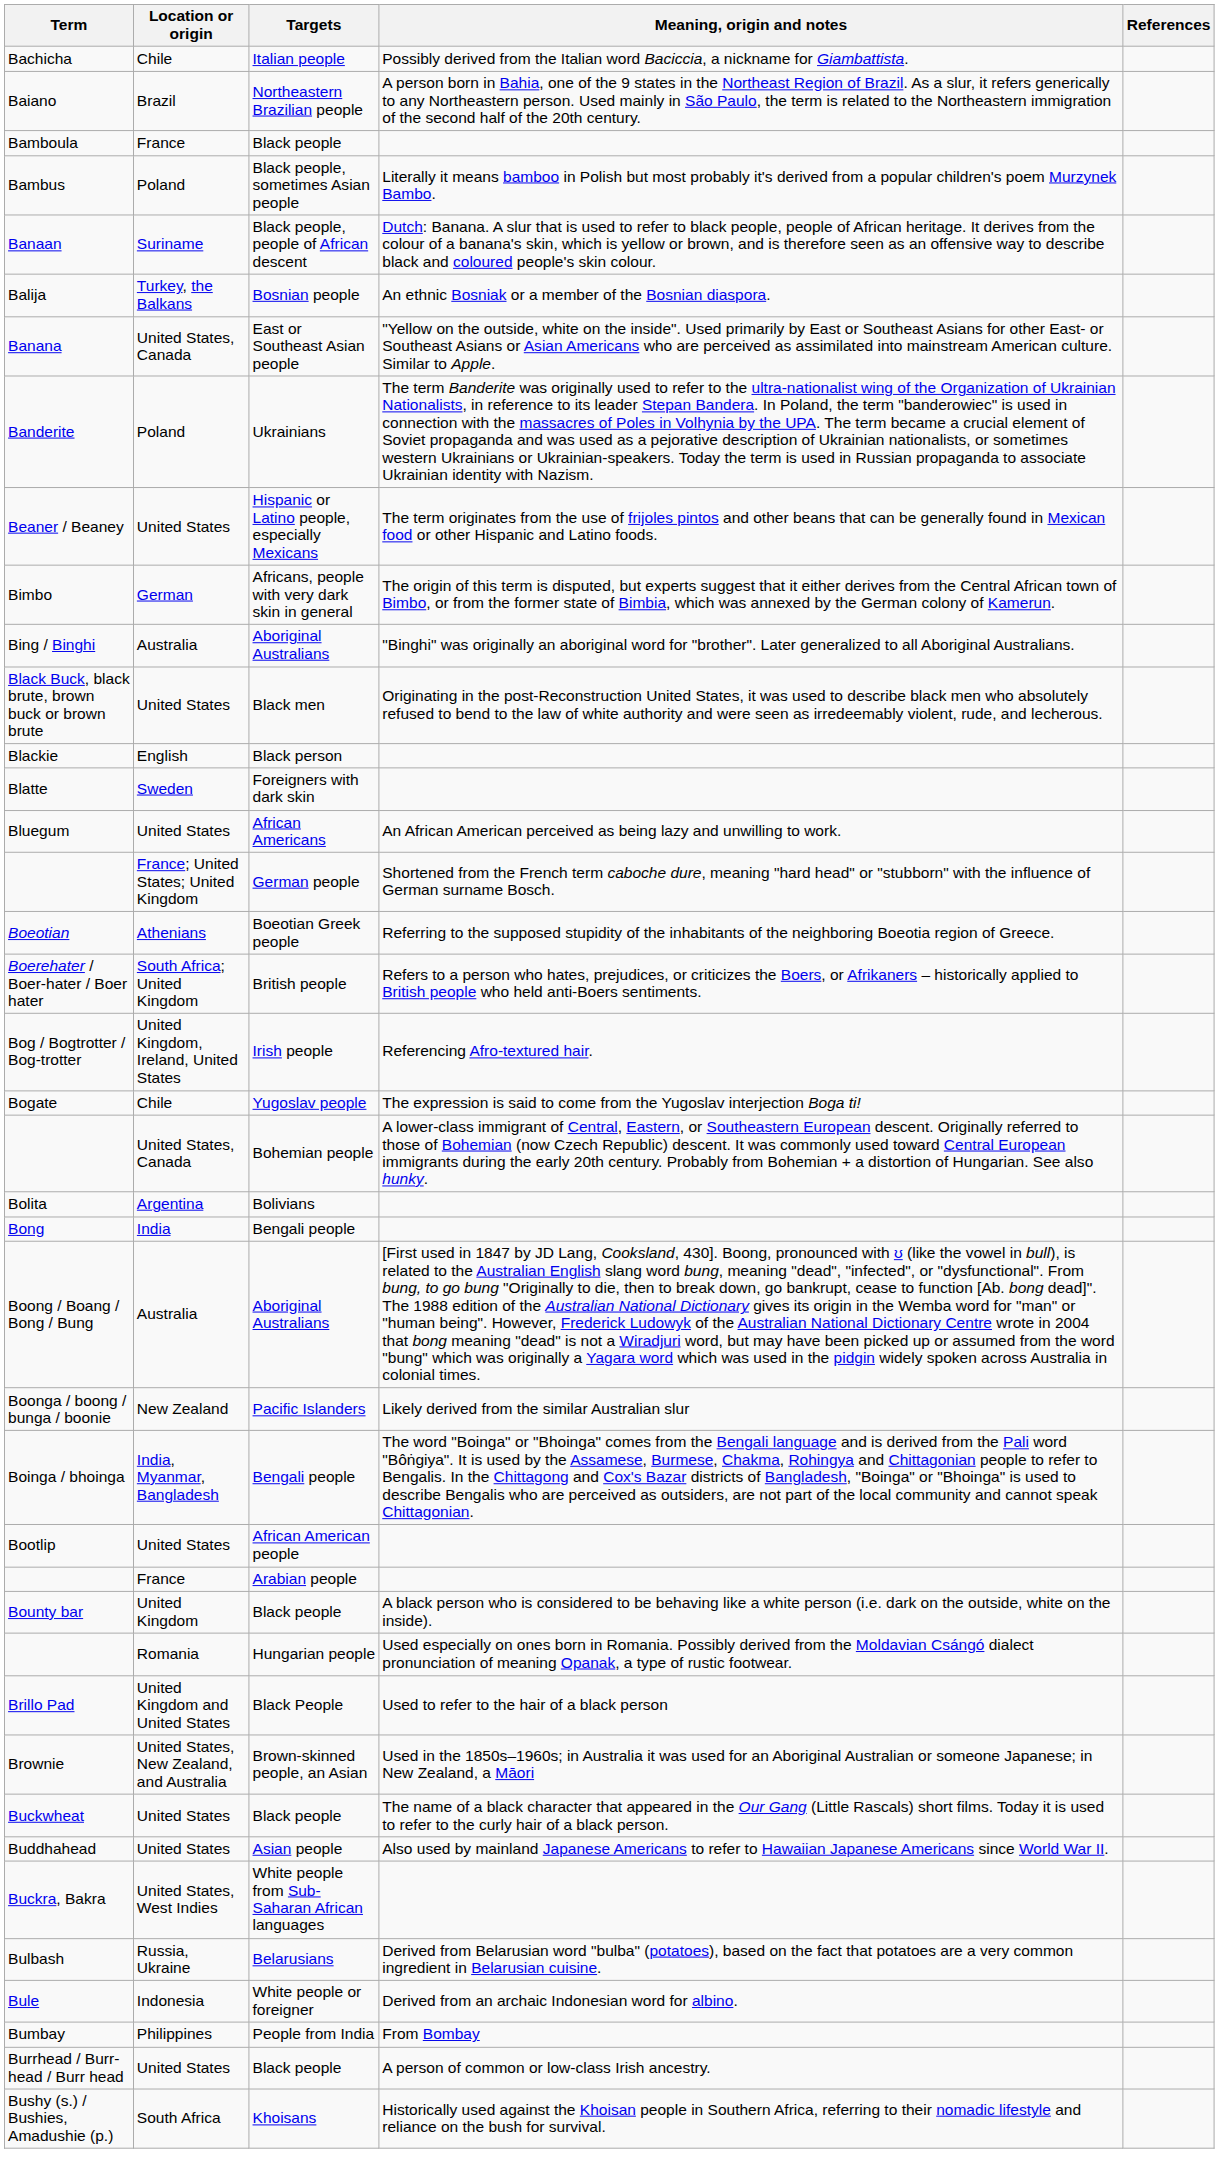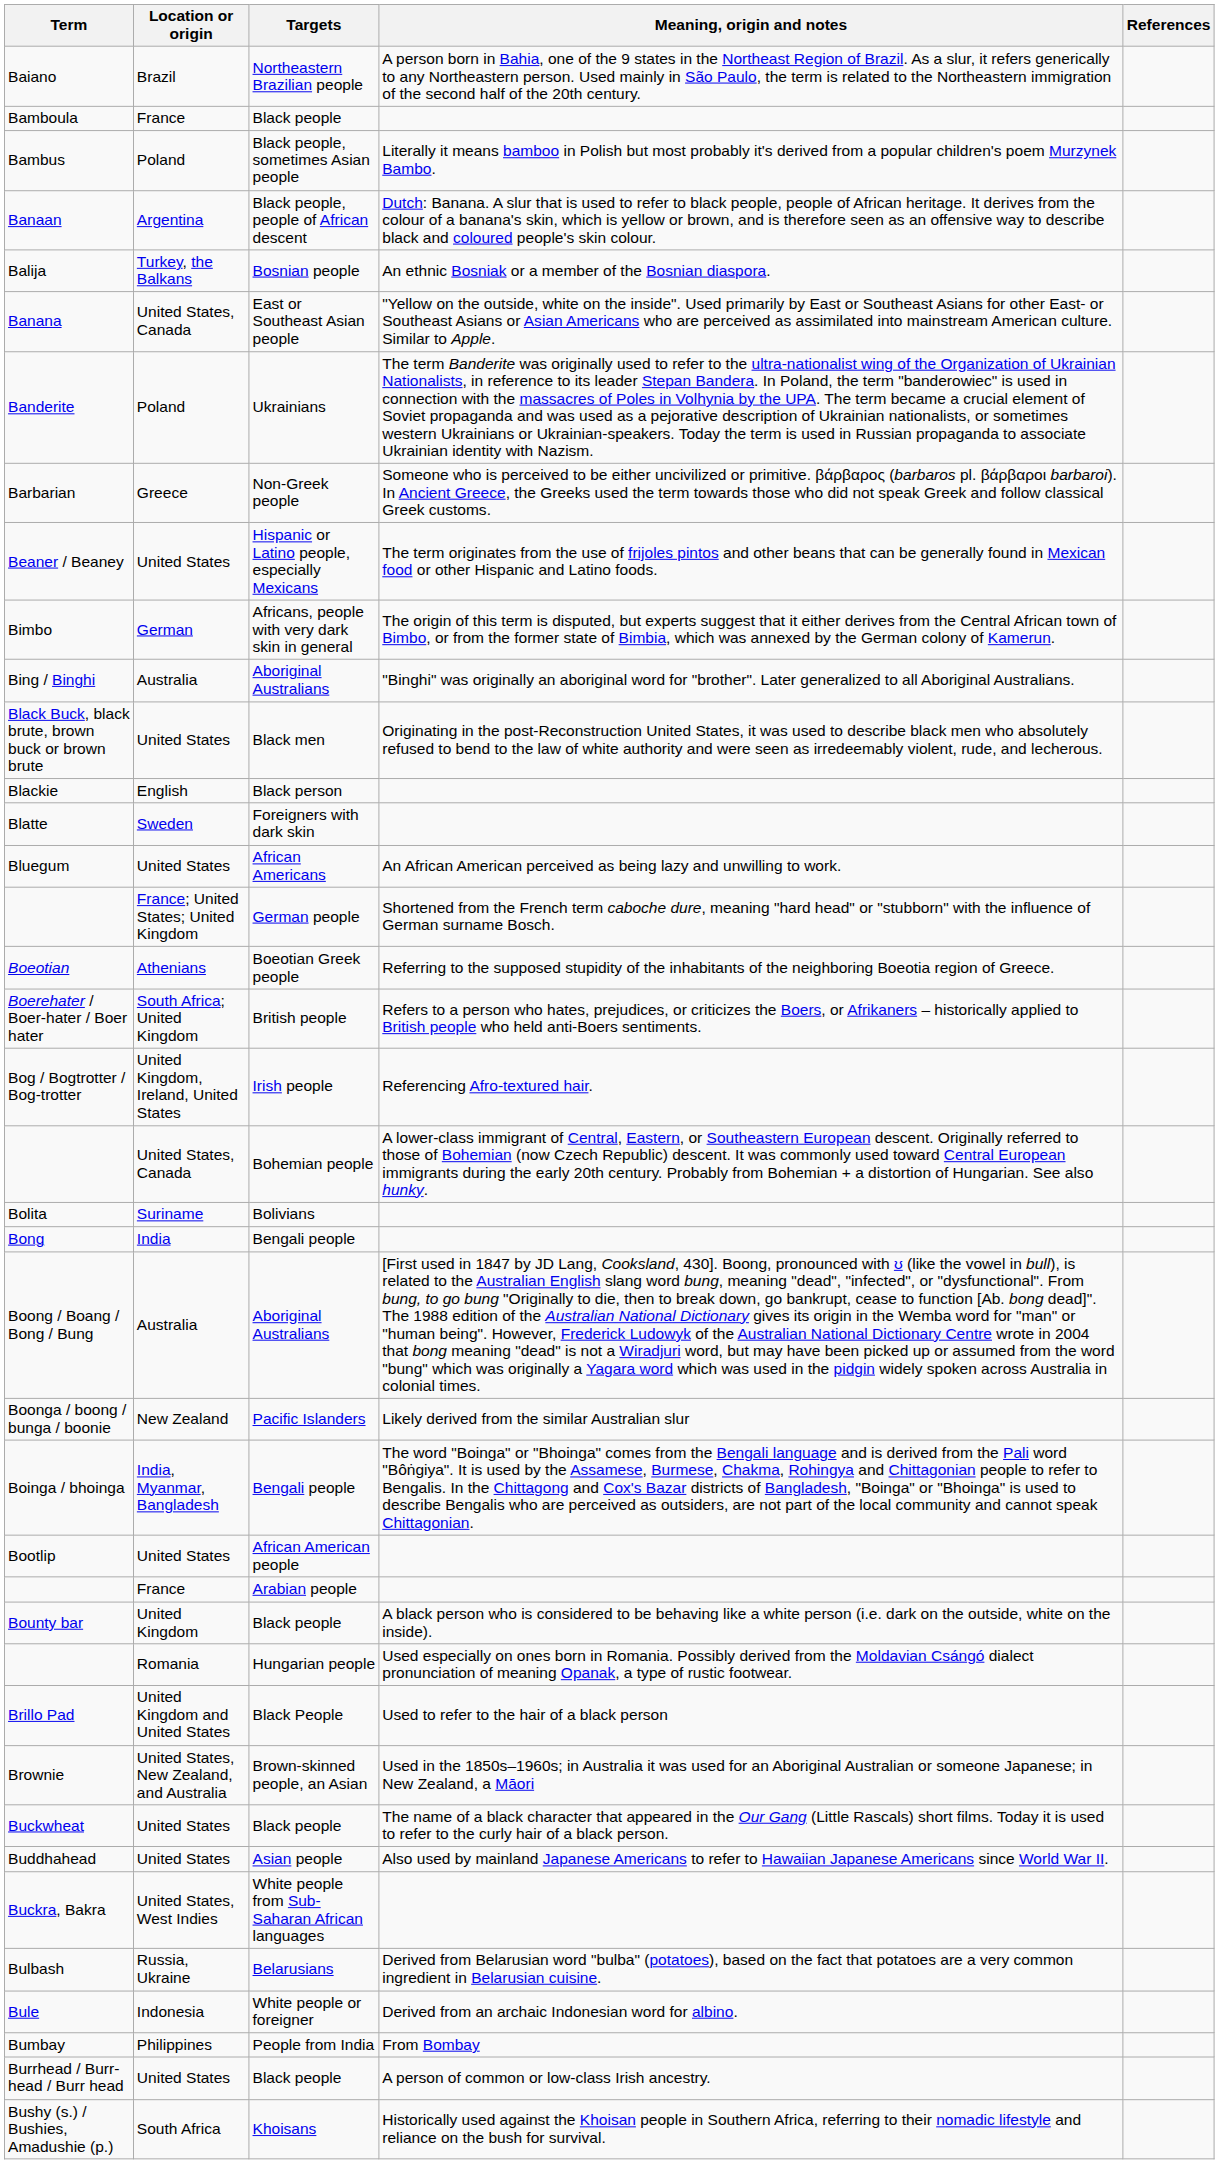- row: (40, 58)
(170, 244) Suriname -> (170, 220) Argentina
+ row: (42, 493)
- row: (33, 1102)
(170, 1204) Argentina -> (170, 1214) Suriname
